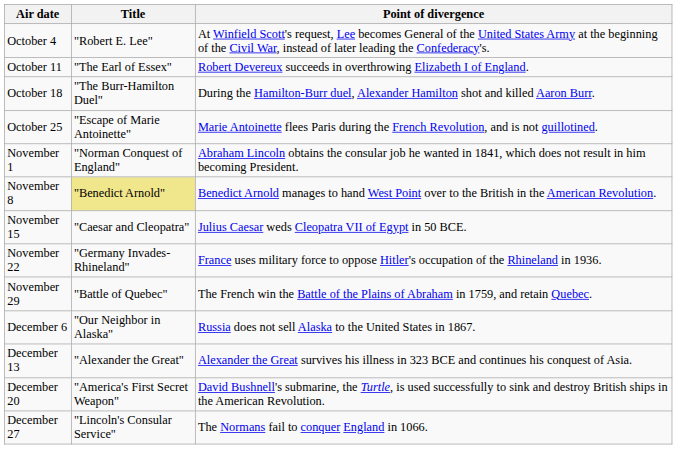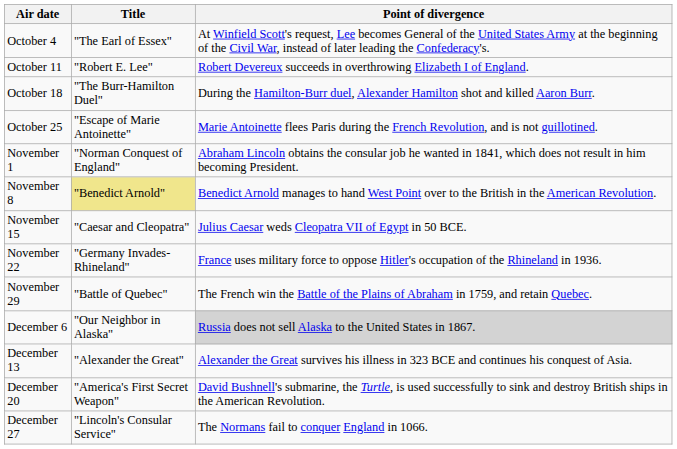(113, 40) "Robert E. Lee" -> (123, 40) "The Earl of Essex"
(123, 67) "The Earl of Essex" -> (113, 67) "Robert E. Lee"
(337, 327) no background -> (337, 327) lightgrey background
